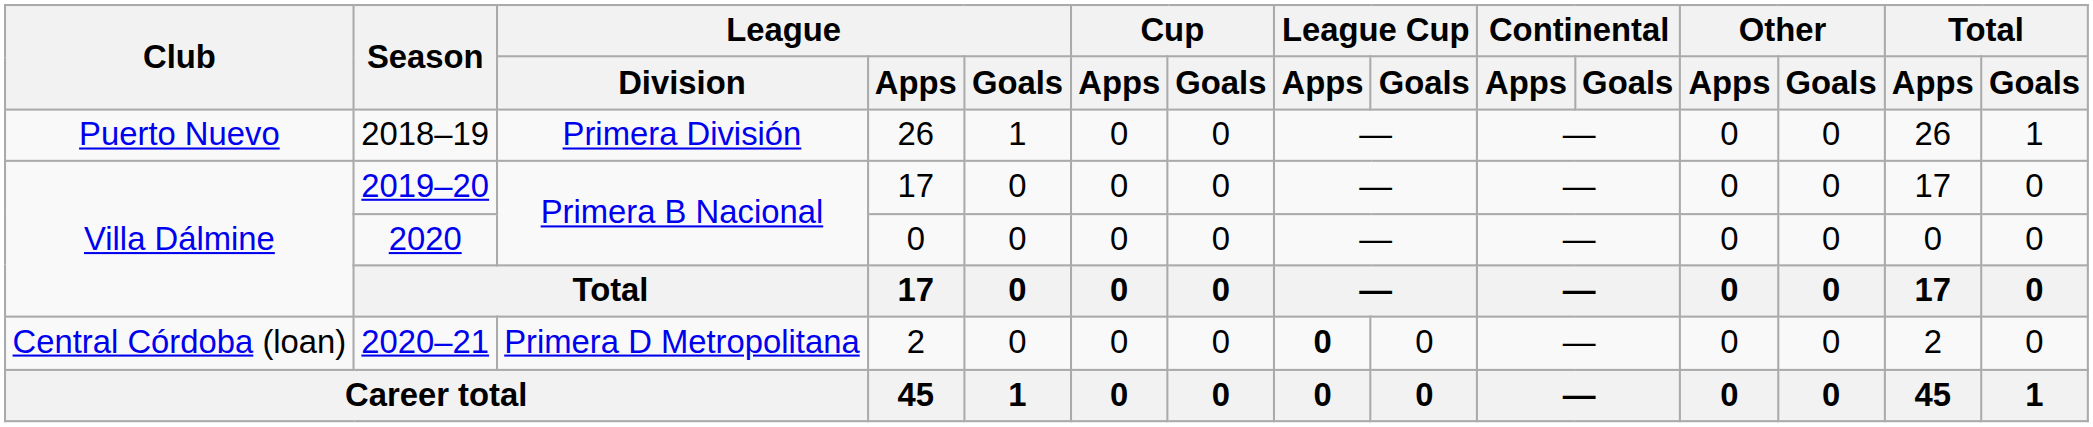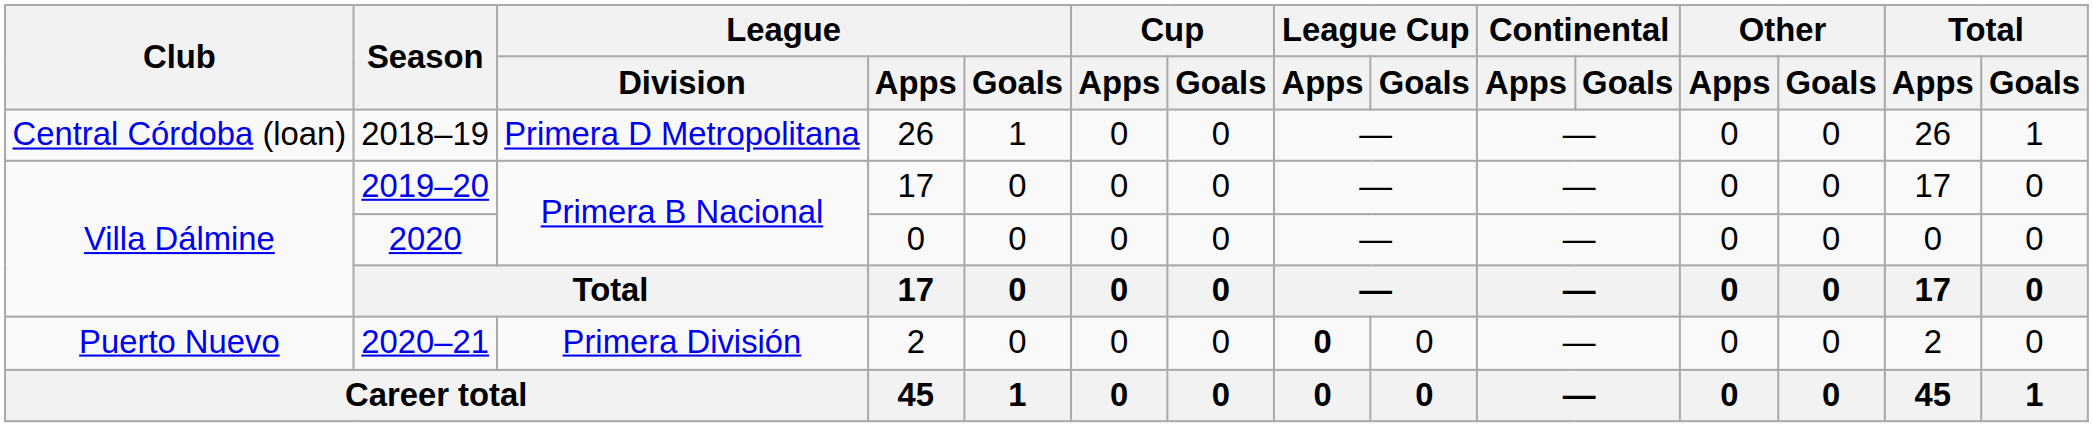(179, 134) Puerto Nuevo -> (179, 134) Central Córdoba (loan)
(682, 134) Primera División -> (682, 134) Primera D Metropolitana
(179, 342) Central Córdoba (loan) -> (179, 342) Puerto Nuevo
(682, 342) Primera D Metropolitana -> (682, 342) Primera División
